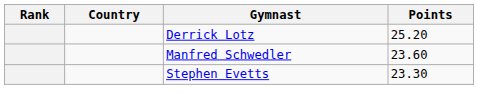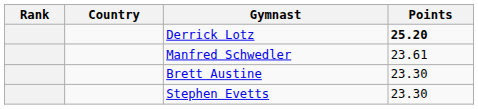(409, 34) normal -> (409, 34) bold
(409, 54) 23.60 -> (409, 54) 23.61
+ row: (214, 74)
